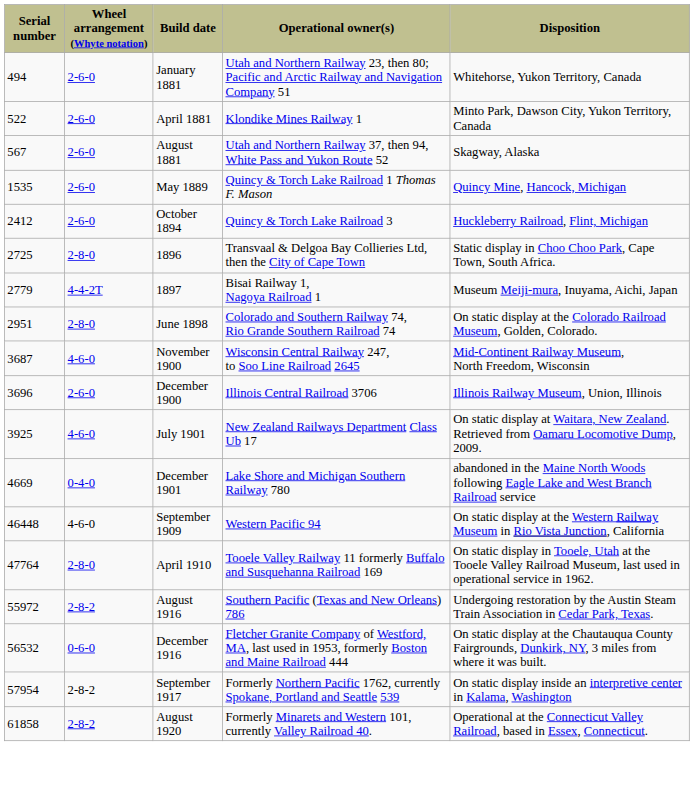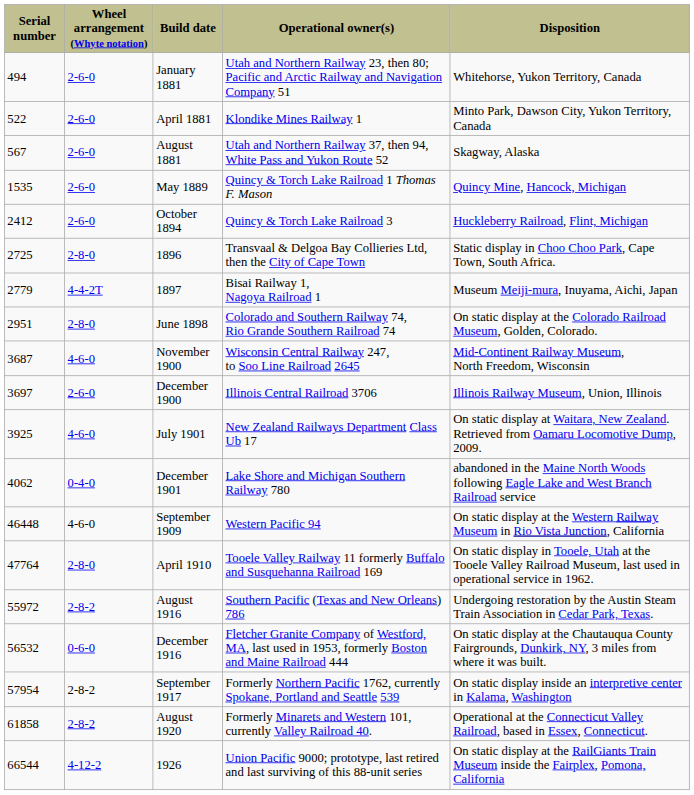(20, 392) 3696 -> (20, 392) 3697
(20, 482) 4669 -> (20, 482) 4062
+ row: (169, 765)
